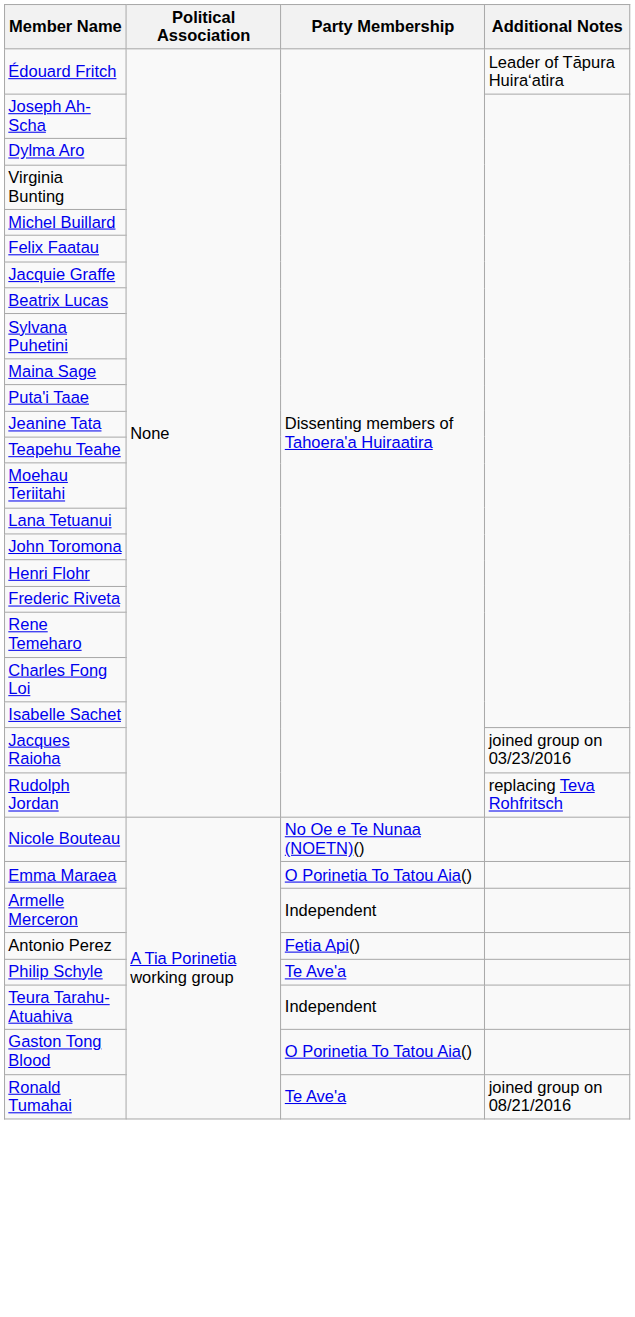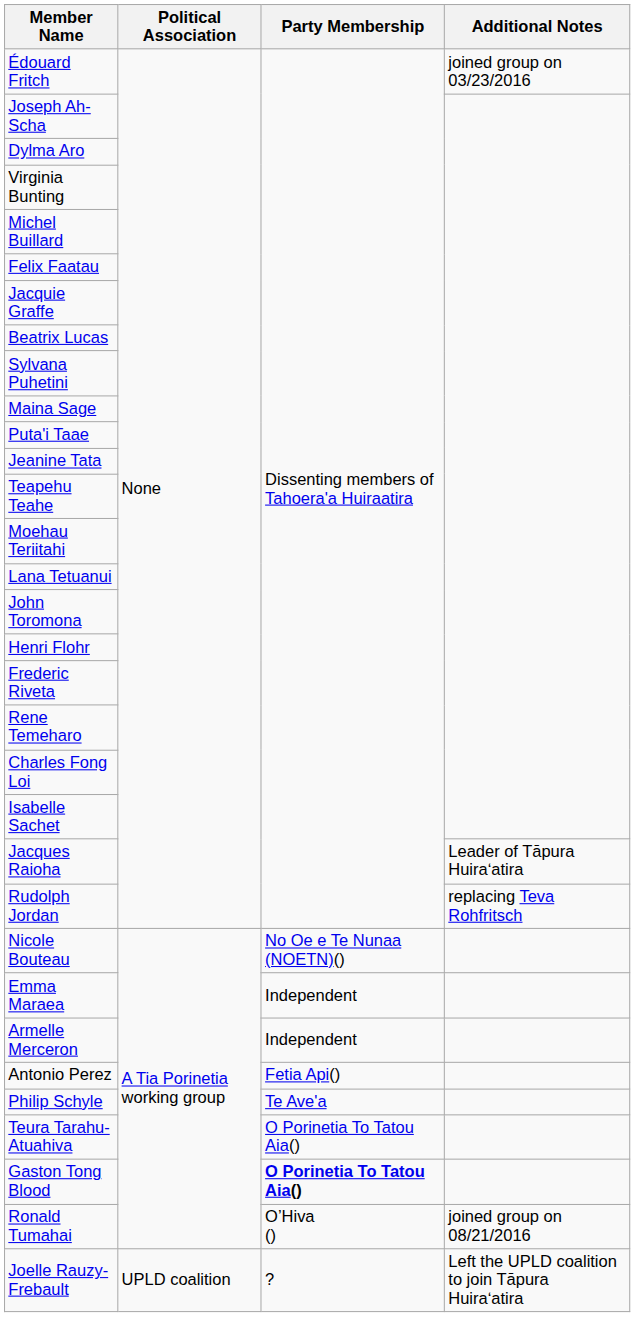(552, 71) Leader of Tāpura Huiraʻatira -> (505, 71) joined group on 03/23/2016
(546, 750) joined group on 03/23/2016 -> (511, 861) Leader of Tāpura Huiraʻatira
(378, 874) O Porinetia To Tatou Aia() -> (311, 995) Independent
(331, 1007) Independent -> (339, 1137) O Porinetia To Tatou Aia()
(378, 1051) normal -> (345, 1181) bold
(316, 1096) Te Ave'a -> (290, 1226) O’Hiva ()
+ row: (58, 1280)
